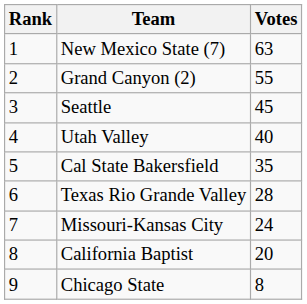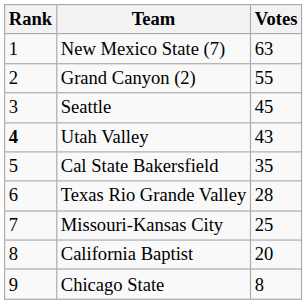(13, 136) normal -> (13, 136) bold
(264, 136) 40 -> (264, 136) 43
(264, 225) 24 -> (264, 225) 25
